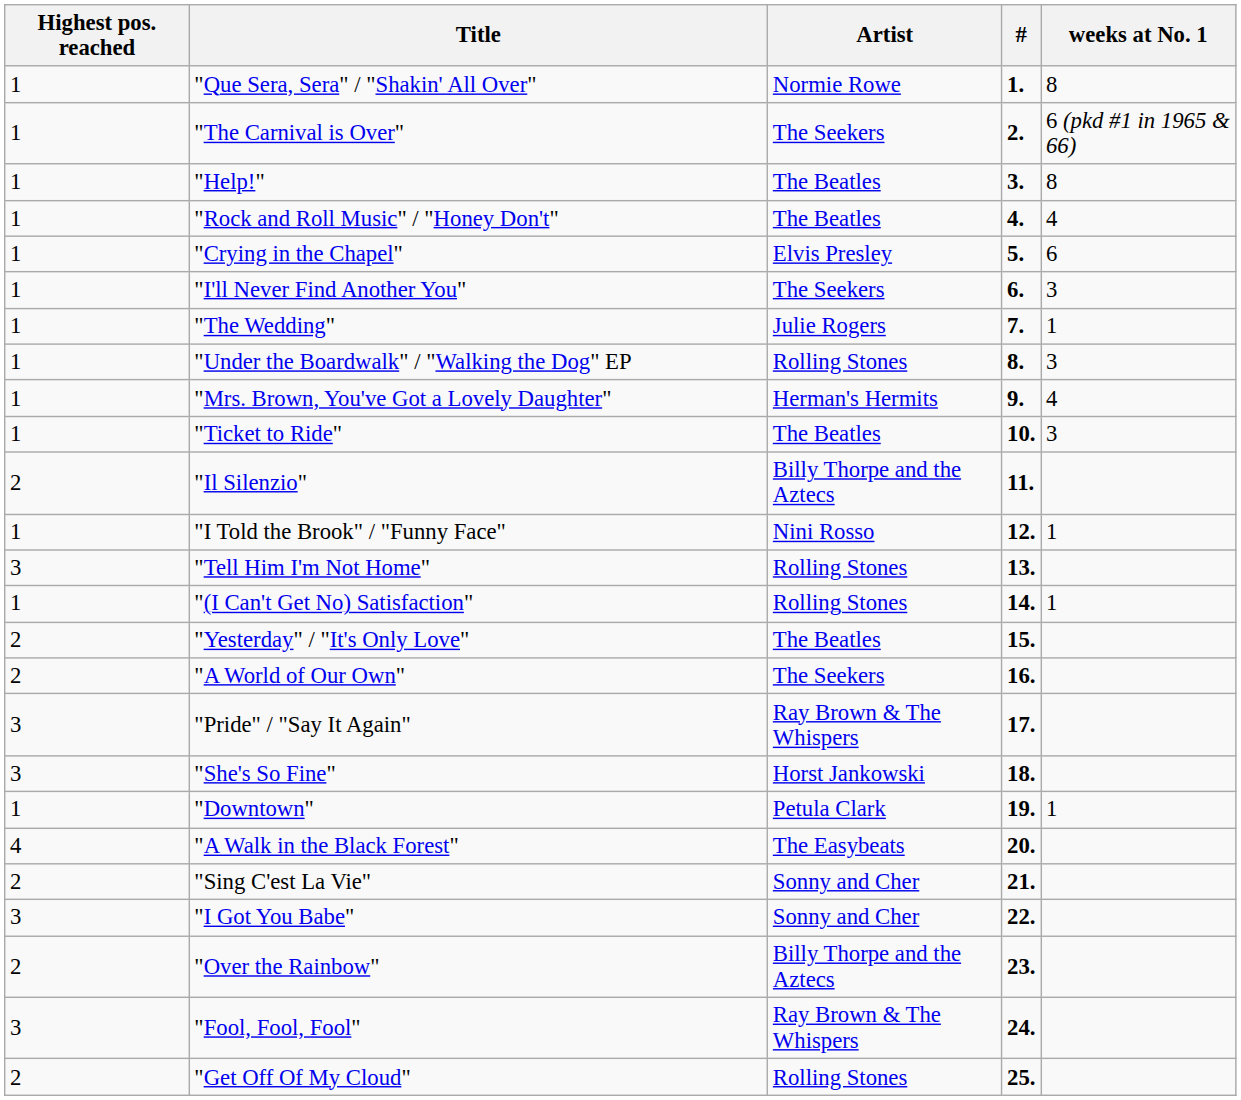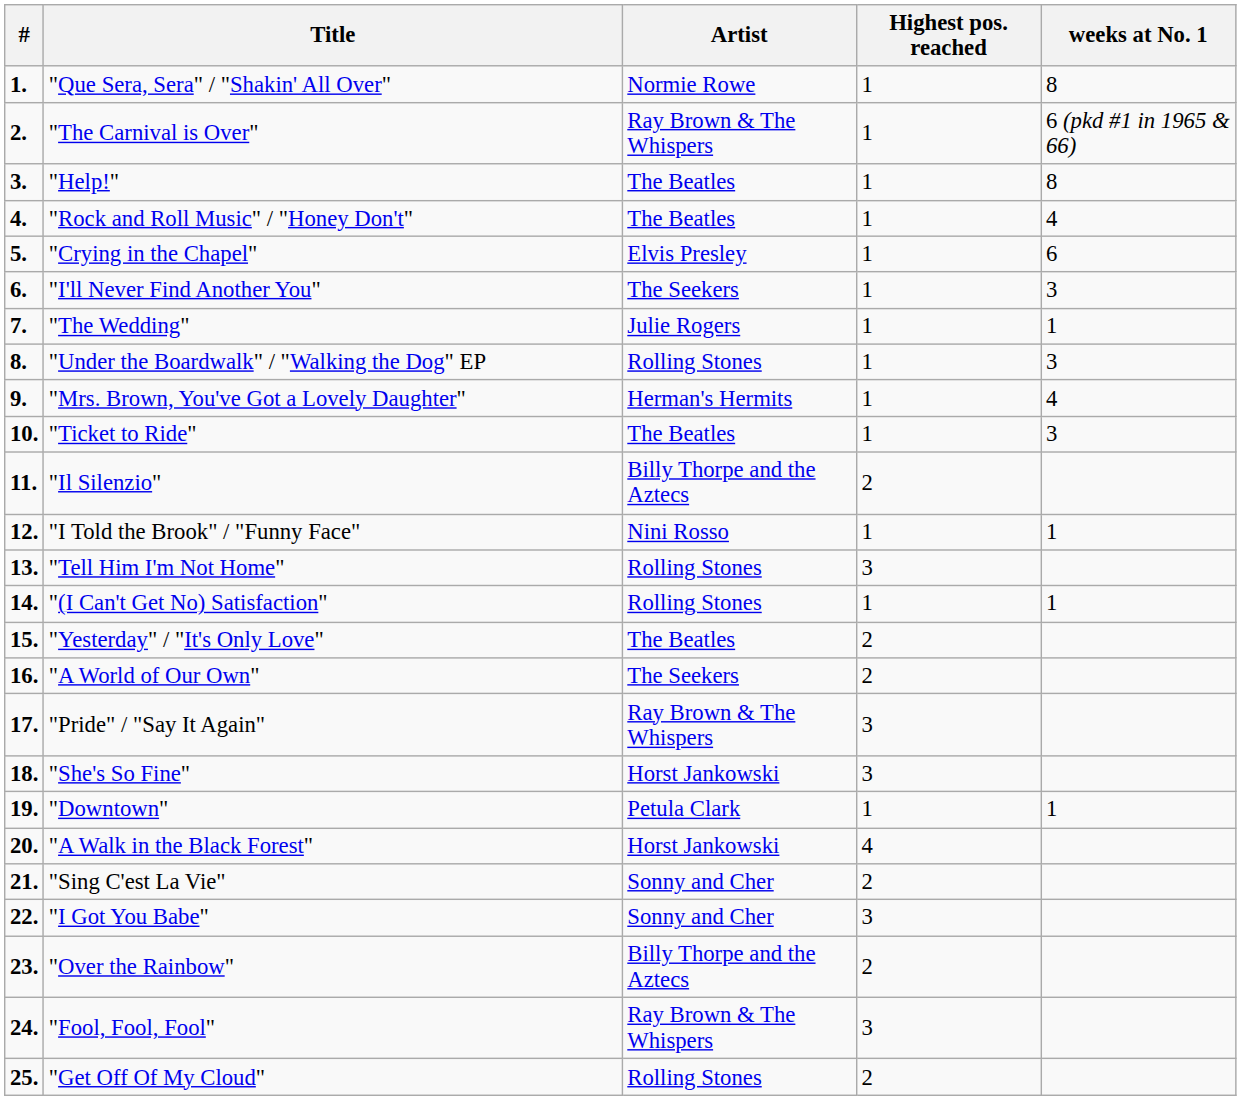columns swapped: (1021, 35) <-> (97, 35)
(829, 132) The Seekers -> (711, 132) Ray Brown & The Whispers
(839, 845) The Easybeats -> (703, 845) Horst Jankowski
